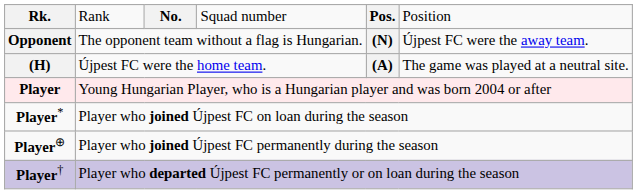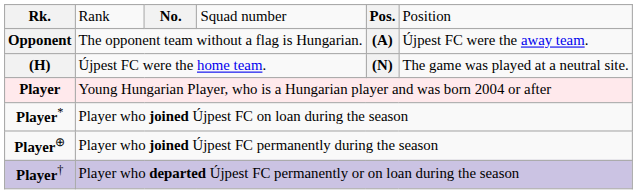(382, 40) (N) -> (382, 40) (A)
(382, 65) (A) -> (382, 65) (N)
